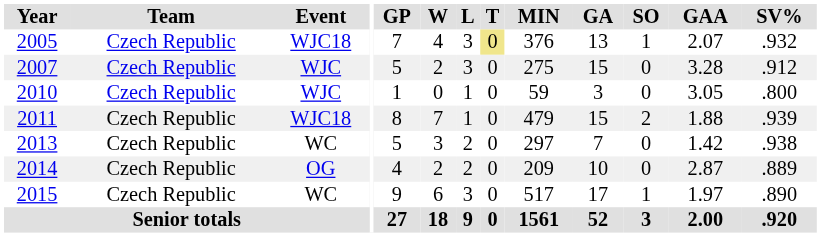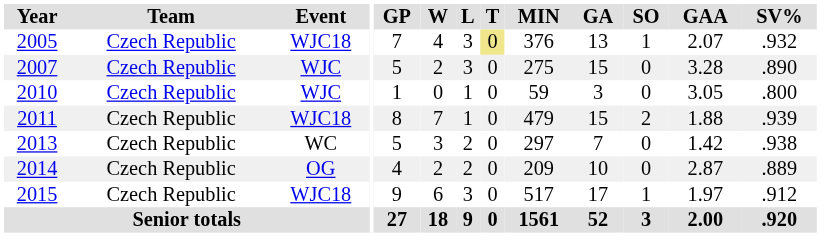(779, 67) .912 -> (779, 67) .890
(321, 194) WC -> (321, 194) WJC18
(779, 194) .890 -> (779, 194) .912
